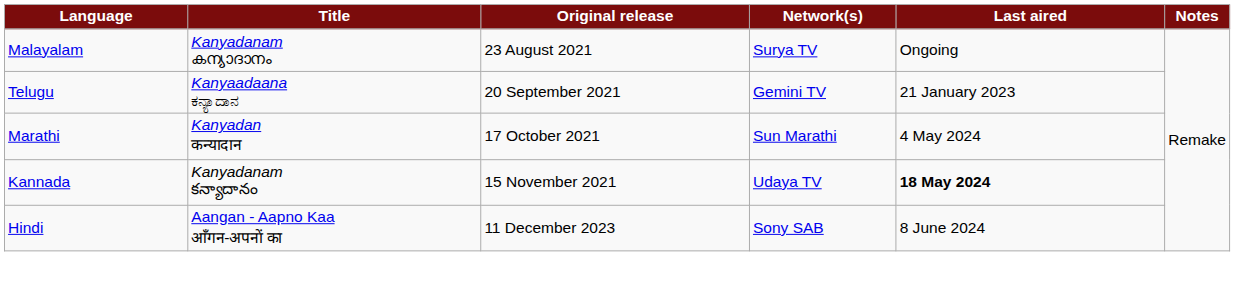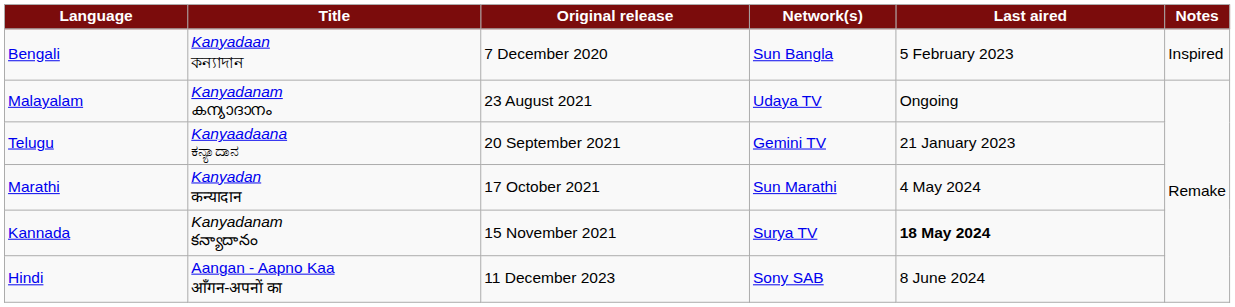+ row: (34, 54)
(785, 50) Surya TV -> (787, 100) Udaya TV
(787, 182) Udaya TV -> (785, 232) Surya TV
